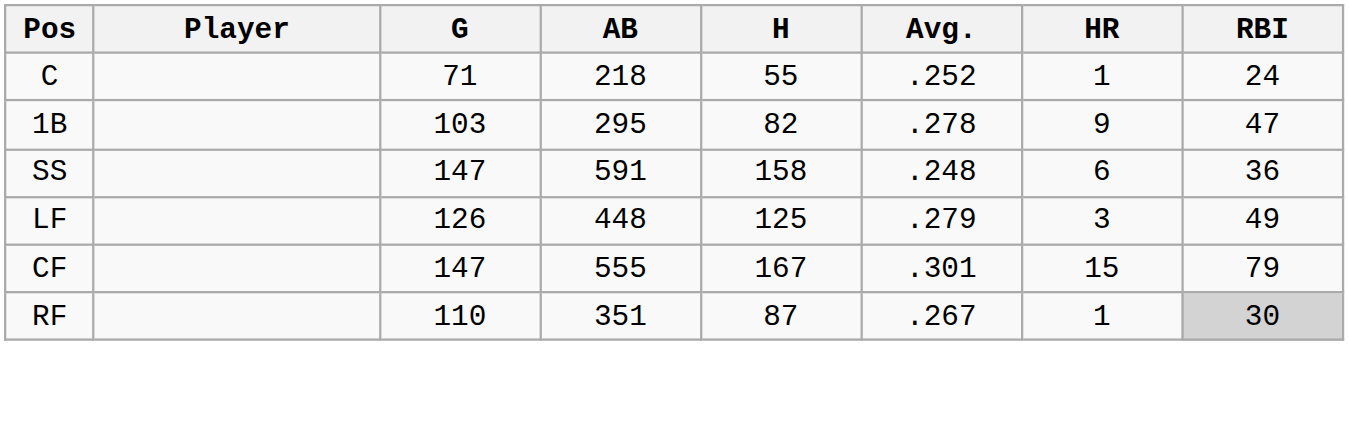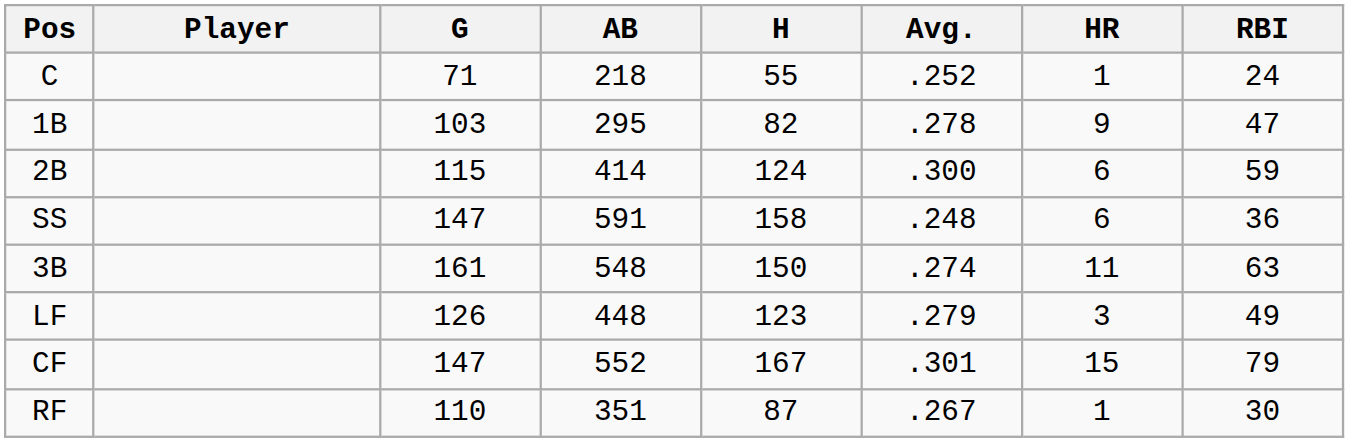+ row: (50, 173)
+ row: (50, 268)
(781, 221) 125 -> (781, 316) 123
(620, 268) 555 -> (620, 364) 552
(1262, 316) lightgrey background -> (1262, 412) no background
